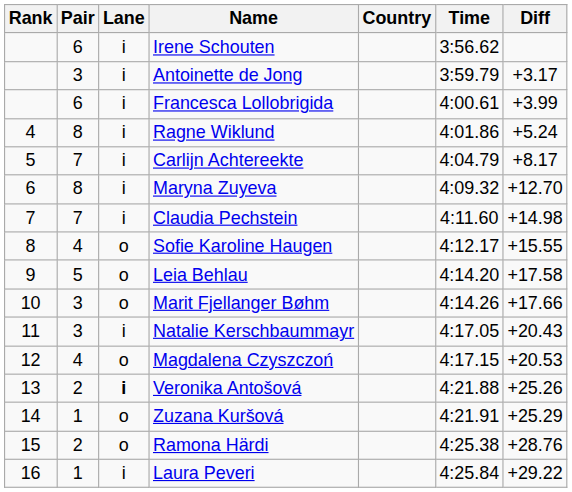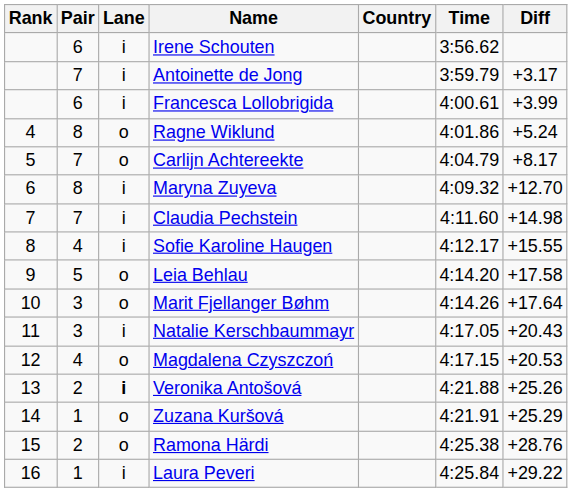(78, 75) 3 -> (78, 75) 7
(124, 132) i -> (124, 132) o
(124, 160) i -> (124, 160) o
(124, 246) o -> (124, 246) i
(535, 302) +17.66 -> (535, 302) +17.64
